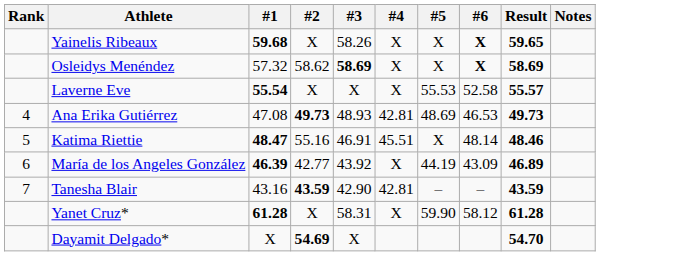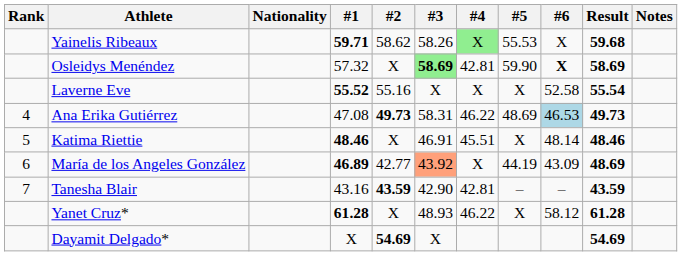+ column: (290, 16)
(270, 41) 59.68 -> (351, 41) 59.71
(312, 41) X -> (393, 41) 58.62
(396, 41) no background -> (478, 41) lightgreen background
(438, 41) X -> (520, 41) 55.53
(480, 41) bold -> (562, 41) normal
(526, 41) 59.65 -> (607, 41) 59.68
(312, 66) 58.62 -> (393, 66) X
(354, 66) no background -> (435, 66) lightgreen background
(396, 66) X -> (478, 66) 42.81
(438, 66) X -> (520, 66) 59.90
(270, 90) 55.54 -> (351, 90) 55.52
(312, 90) X -> (393, 90) 55.16
(438, 90) 55.53 -> (520, 90) X
(526, 90) 55.57 -> (607, 90) 55.54
(354, 115) 48.93 -> (435, 115) 58.31
(396, 115) 42.81 -> (478, 115) 46.22
(480, 115) no background -> (562, 115) lightblue background
(270, 139) 48.47 -> (351, 139) 48.46
(312, 139) 55.16 -> (393, 139) X
(270, 164) 46.39 -> (351, 164) 46.89
(354, 164) no background -> (435, 164) lightsalmon background
(526, 164) 46.89 -> (607, 164) 48.69
(354, 213) 58.31 -> (435, 213) 48.93
(396, 213) X -> (478, 213) 46.22
(438, 213) 59.90 -> (520, 213) X
(526, 238) 54.70 -> (607, 238) 54.69
